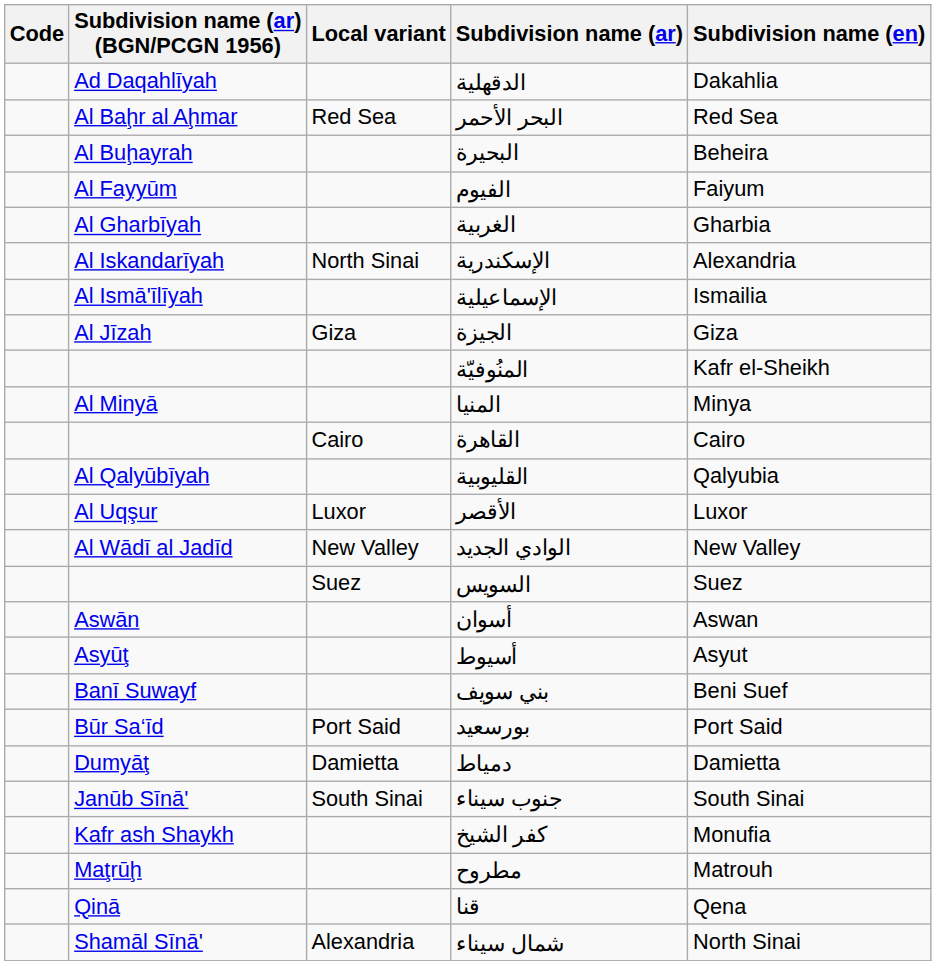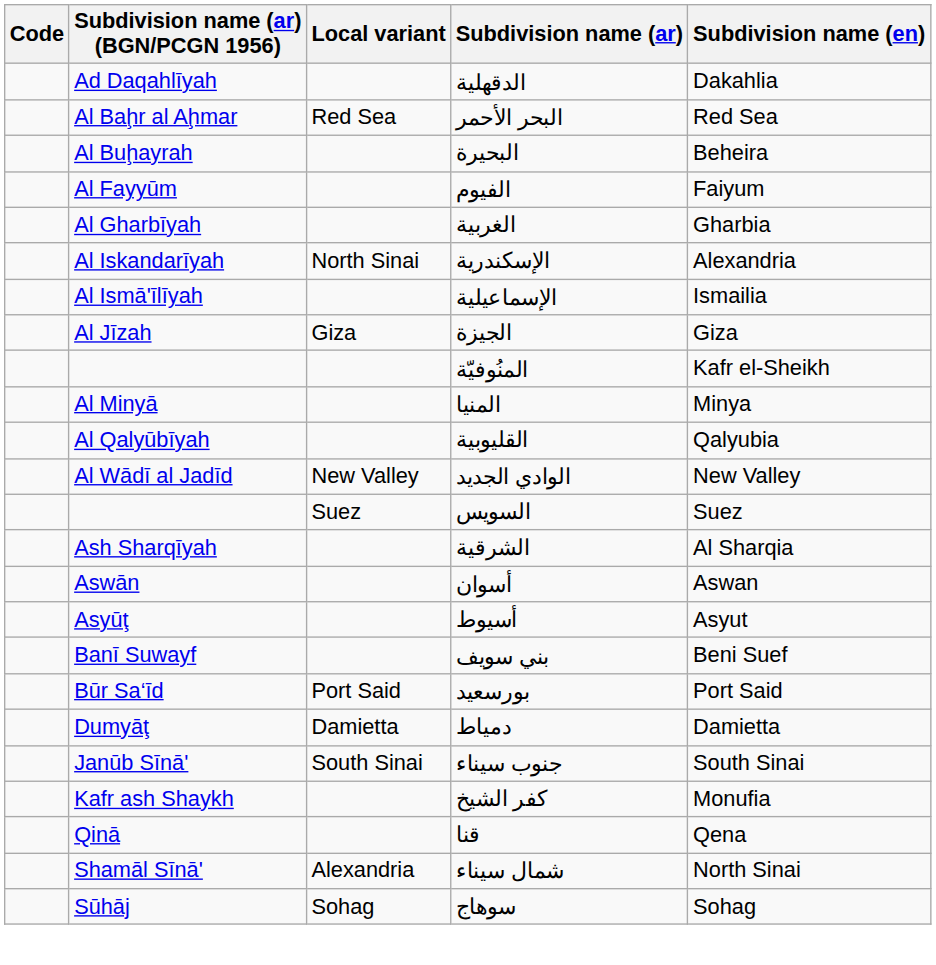- row: (488, 440)
- row: (486, 512)
+ row: (492, 548)
- row: (489, 871)
+ row: (486, 907)
